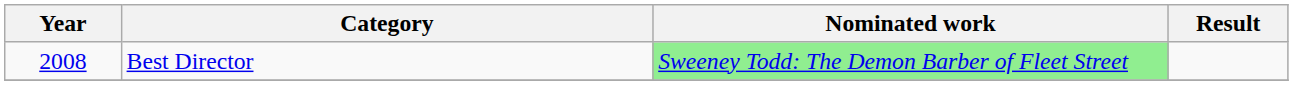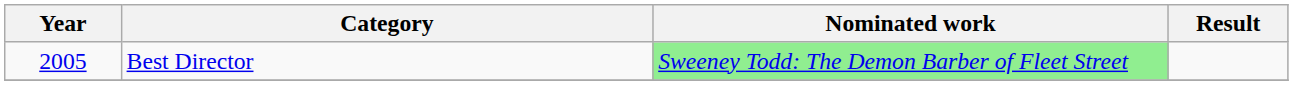(63, 60) 2008 -> (63, 60) 2005
